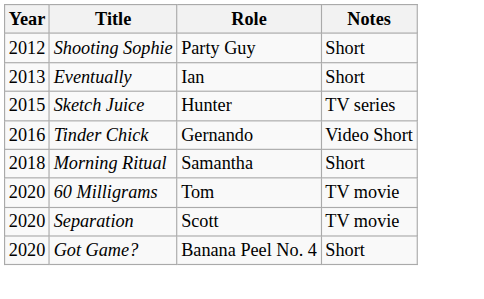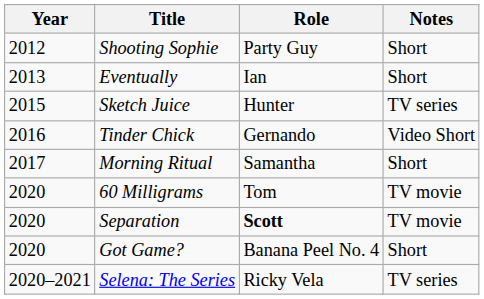(27, 163) 2018 -> (27, 163) 2017
(200, 221) normal -> (263, 221) bold
+ row: (167, 279)
